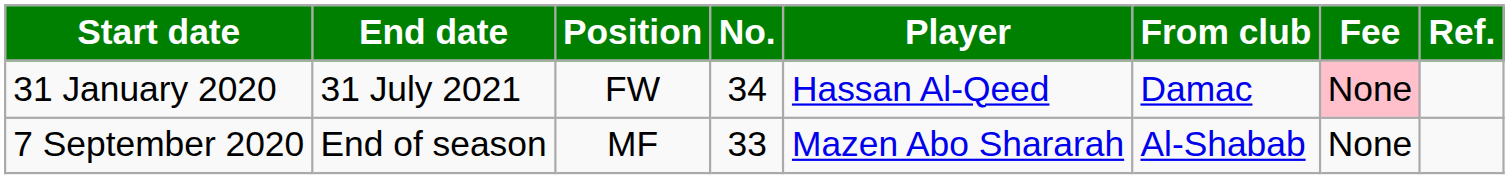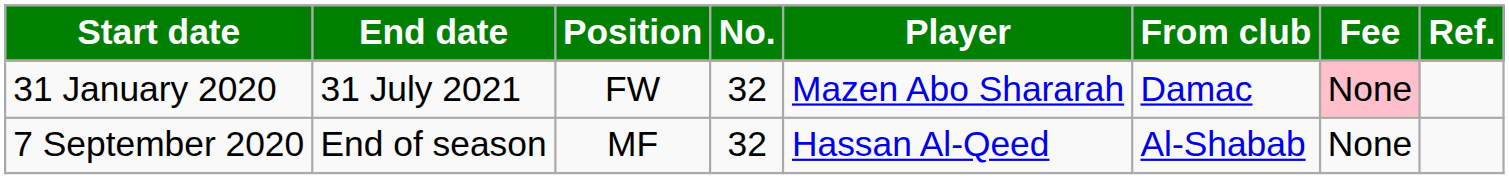(747, 88) 34 -> (747, 88) 32
(921, 88) Hassan Al-Qeed -> (958, 88) Mazen Abo Shararah
(747, 144) 33 -> (747, 144) 32
(958, 144) Mazen Abo Shararah -> (921, 144) Hassan Al-Qeed
